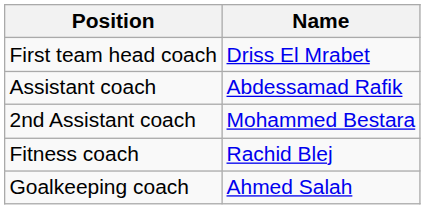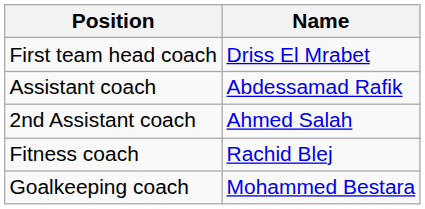(321, 120) Mohammed Bestara -> (289, 120) Ahmed Salah
(289, 187) Ahmed Salah -> (321, 187) Mohammed Bestara
